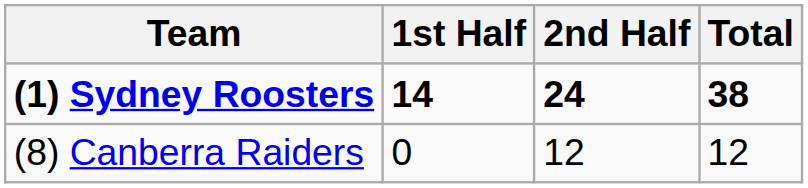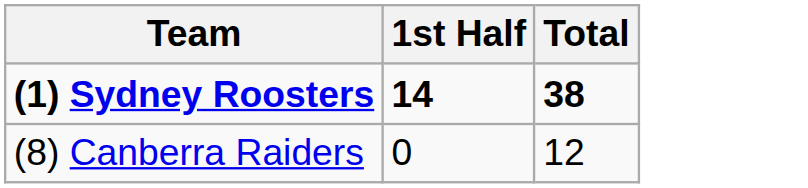- column: (617, 34)
